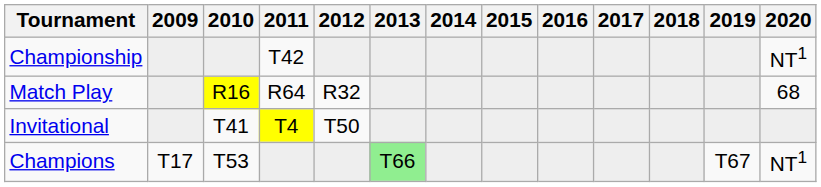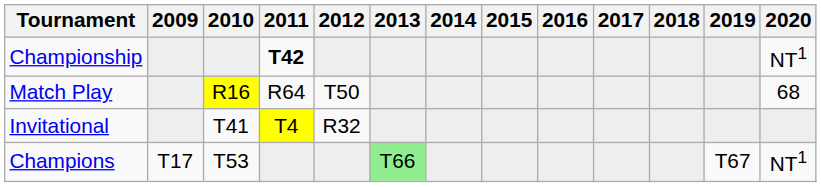(286, 56) normal -> (286, 56) bold
(342, 92) R32 -> (342, 92) T50
(342, 125) T50 -> (342, 125) R32
